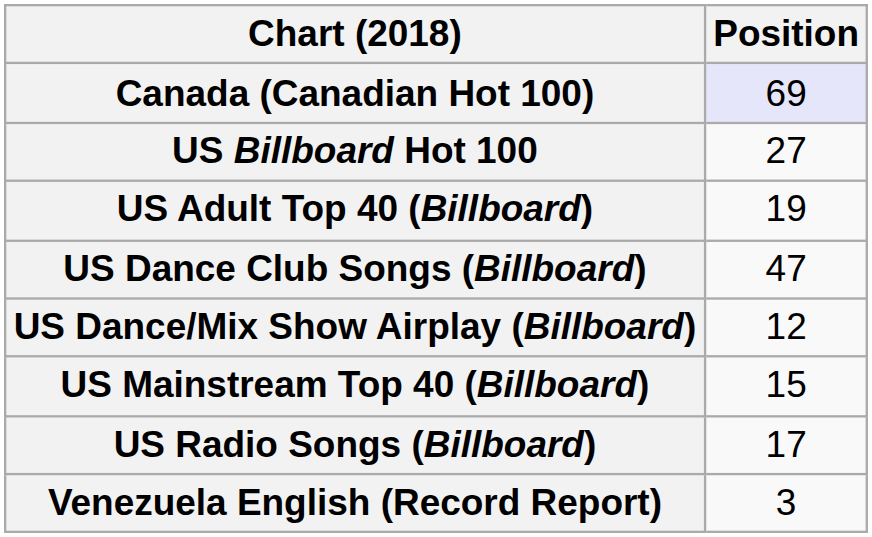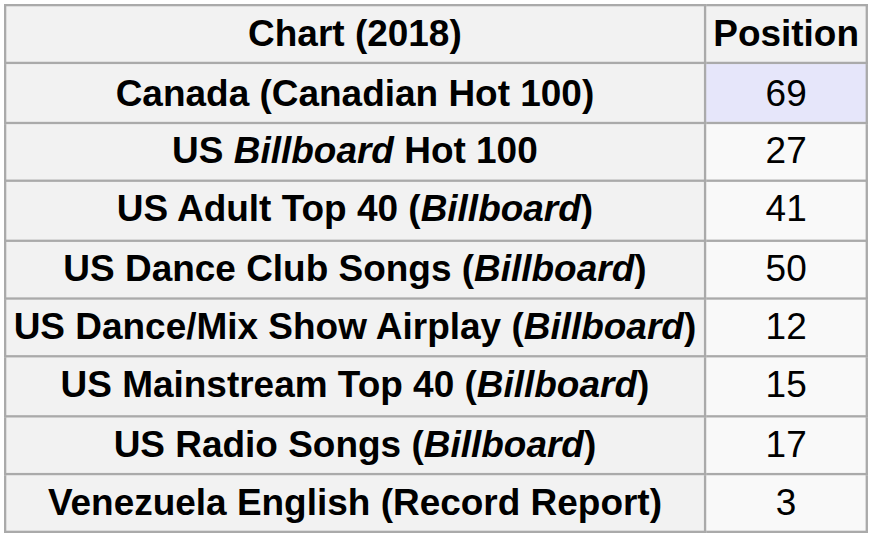(786, 209) 19 -> (786, 209) 41
(786, 268) 47 -> (786, 268) 50
